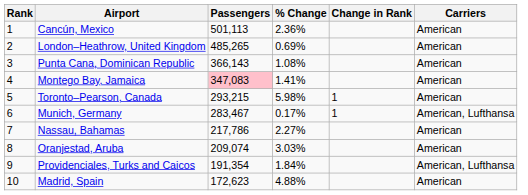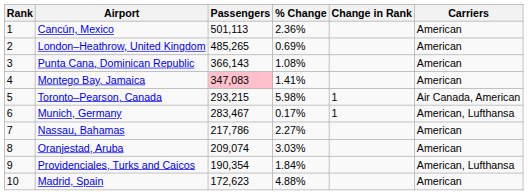(439, 97) American -> (469, 97) Air Canada, American
(230, 165) 191,354 -> (230, 165) 190,354
